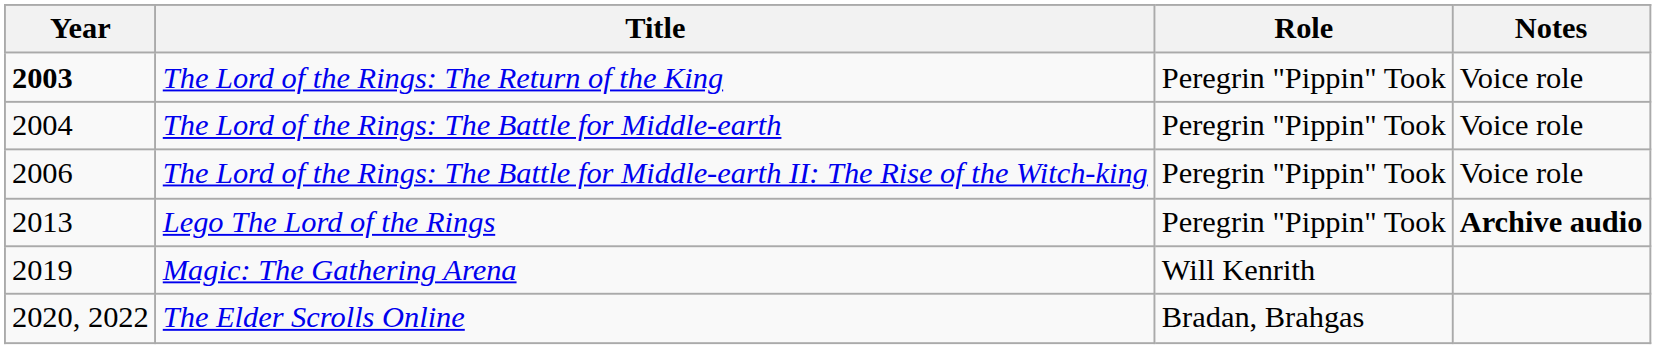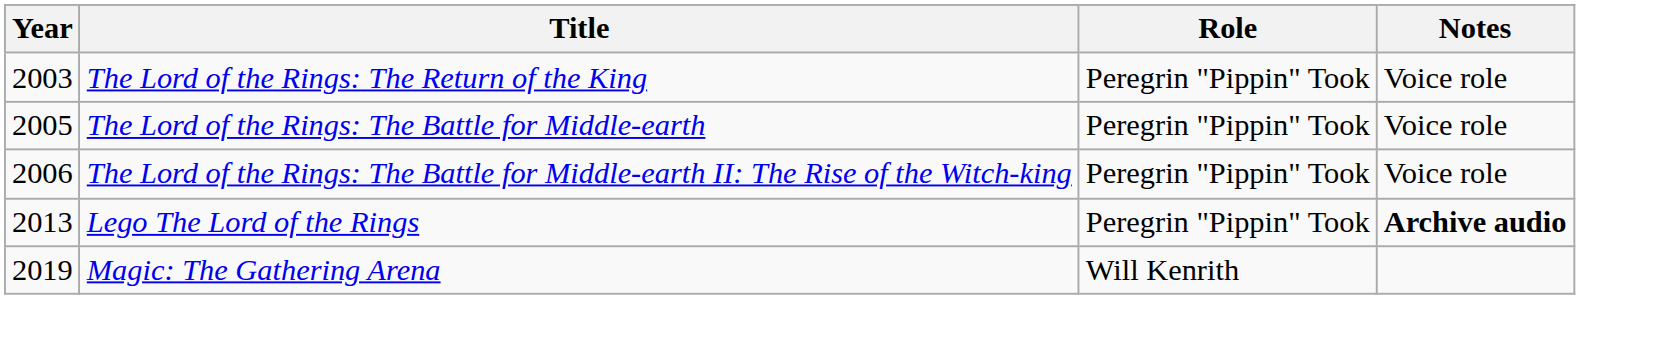(42, 76) bold -> (42, 76) normal
(42, 125) 2004 -> (42, 125) 2005
- row: (314, 317)
